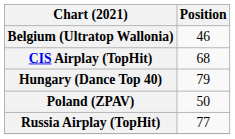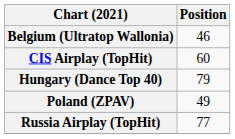(203, 58) 68 -> (203, 58) 60
(203, 101) 50 -> (203, 101) 49
